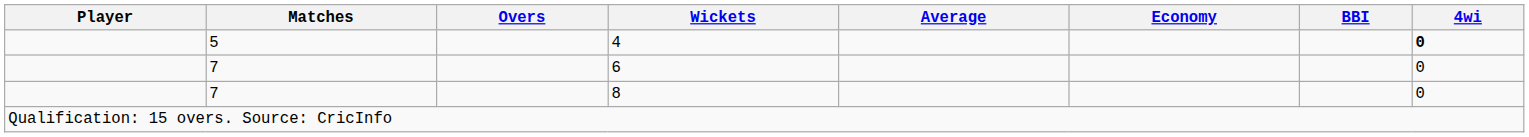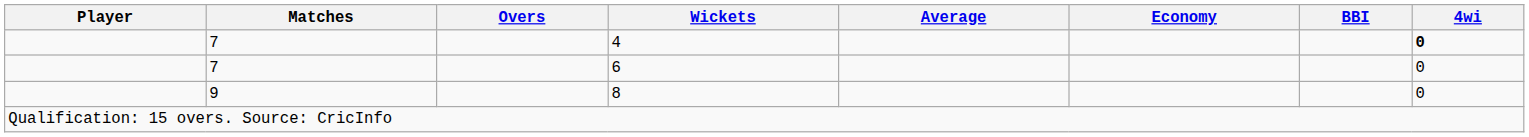(214, 43) 5 -> (214, 43) 7
(214, 94) 7 -> (214, 94) 9
